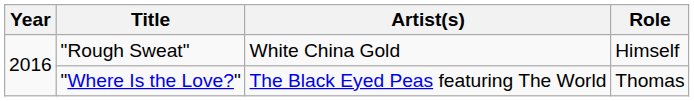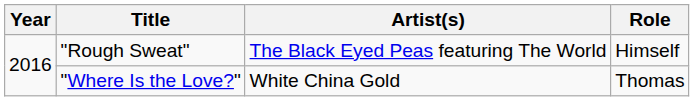(325, 50) White China Gold -> (428, 50) The Black Eyed Peas featuring The World
(428, 80) The Black Eyed Peas featuring The World -> (325, 80) White China Gold
